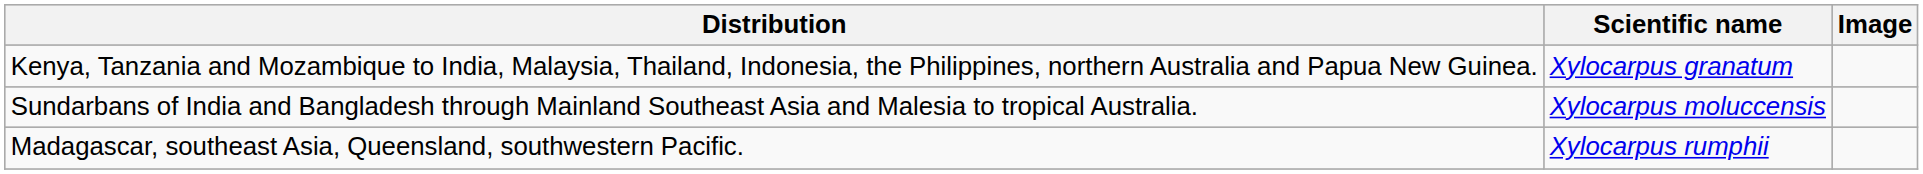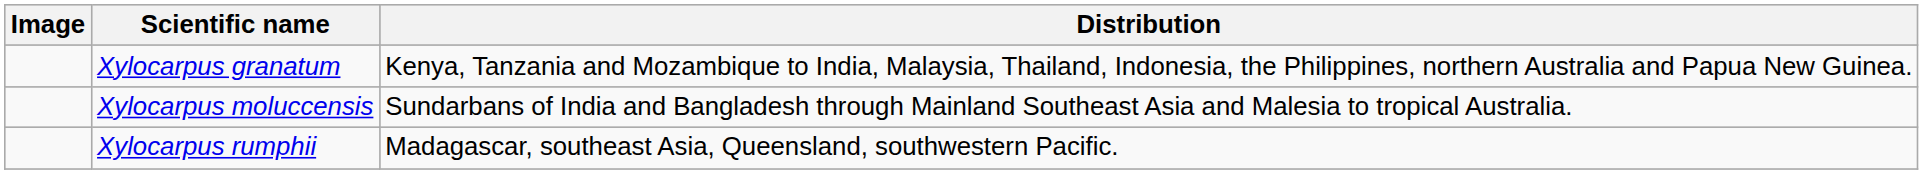columns swapped: (1875, 24) <-> (774, 24)
